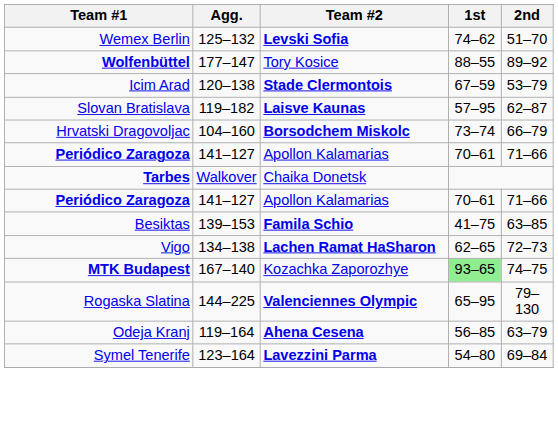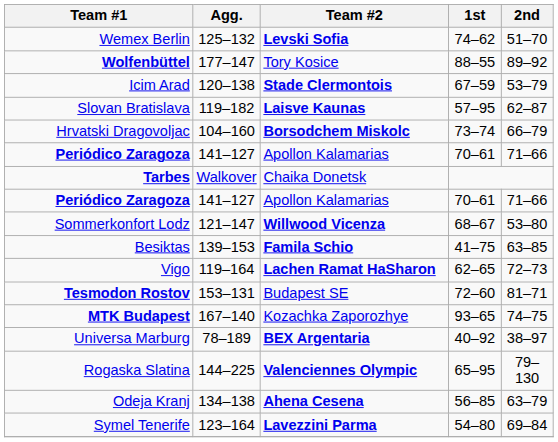+ row: (122, 223)
(227, 246) 134–138 -> (227, 270) 119–164
+ row: (127, 293)
(475, 270) lightgreen background -> (475, 316) no background
+ row: (132, 339)
(227, 332) 119–164 -> (227, 401) 134–138
